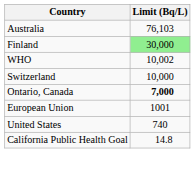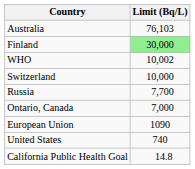+ row: (21, 92)
(160, 92) bold -> (160, 108) normal
(160, 108) 1001 -> (160, 124) 1090
